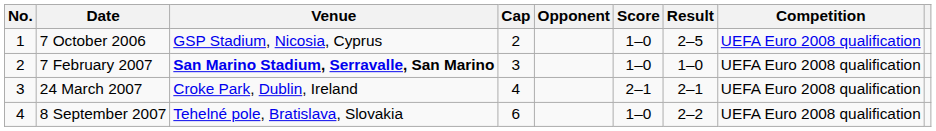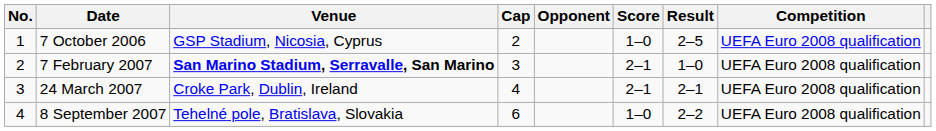(638, 65) 1–0 -> (638, 65) 2–1
